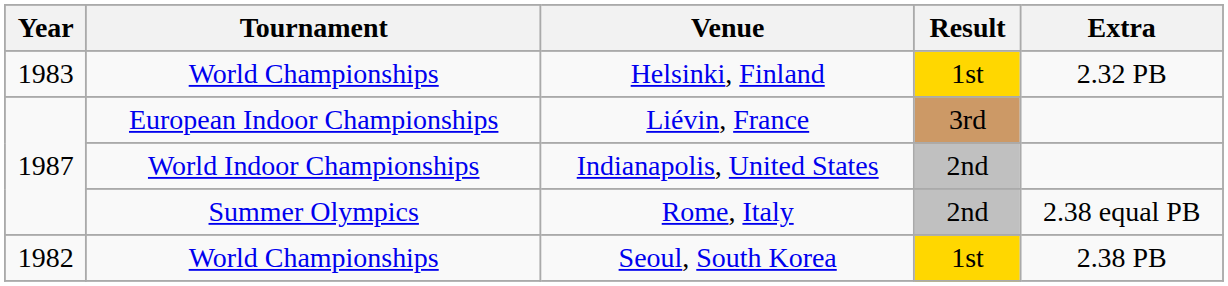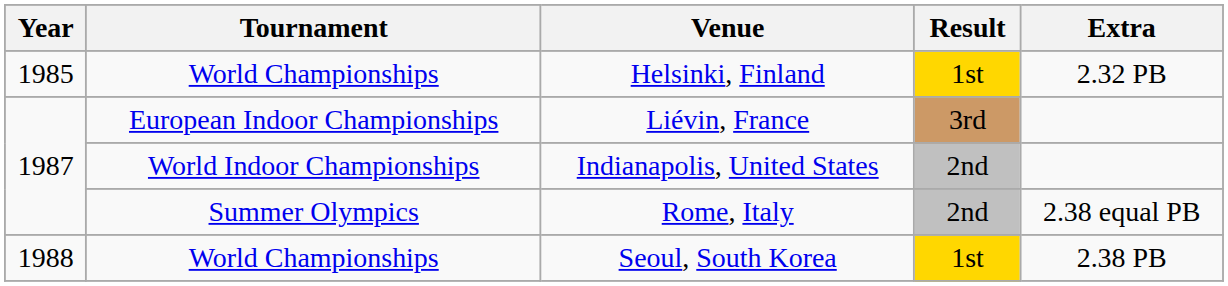(46, 73) 1983 -> (46, 73) 1985
(46, 258) 1982 -> (46, 258) 1988
